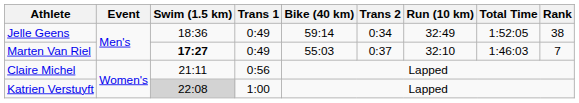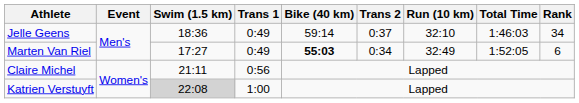(380, 33) 0:34 -> (380, 33) 0:37
(440, 33) 32:49 -> (440, 33) 32:10
(509, 33) 1:52:05 -> (509, 33) 1:46:03
(557, 33) 38 -> (557, 33) 34
(193, 51) bold -> (193, 51) normal
(319, 51) normal -> (319, 51) bold
(380, 51) 0:37 -> (380, 51) 0:34
(440, 51) 32:10 -> (440, 51) 32:49
(509, 51) 1:46:03 -> (509, 51) 1:52:05
(557, 51) 7 -> (557, 51) 6
